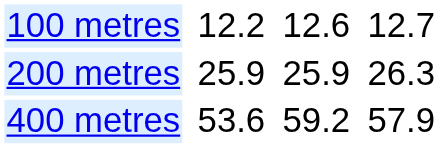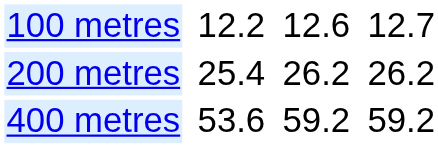(231, 73) 25.9 -> (231, 73) 25.4
(316, 73) 25.9 -> (316, 73) 26.2
(401, 73) 26.3 -> (401, 73) 26.2
(401, 120) 57.9 -> (401, 120) 59.2
